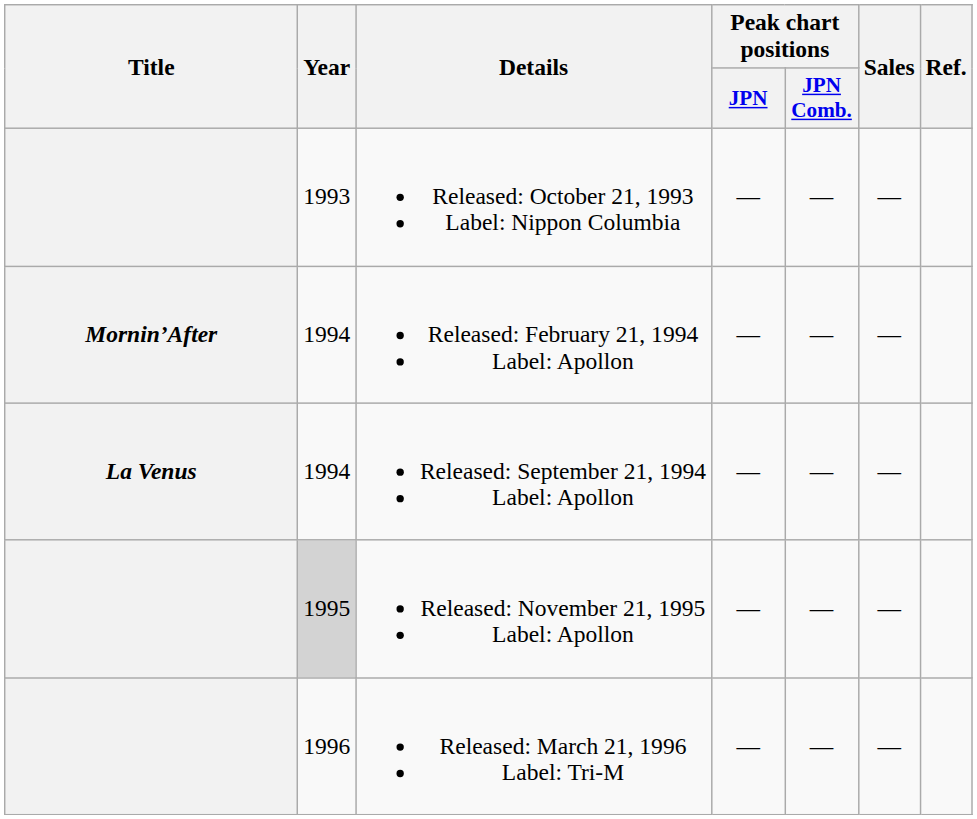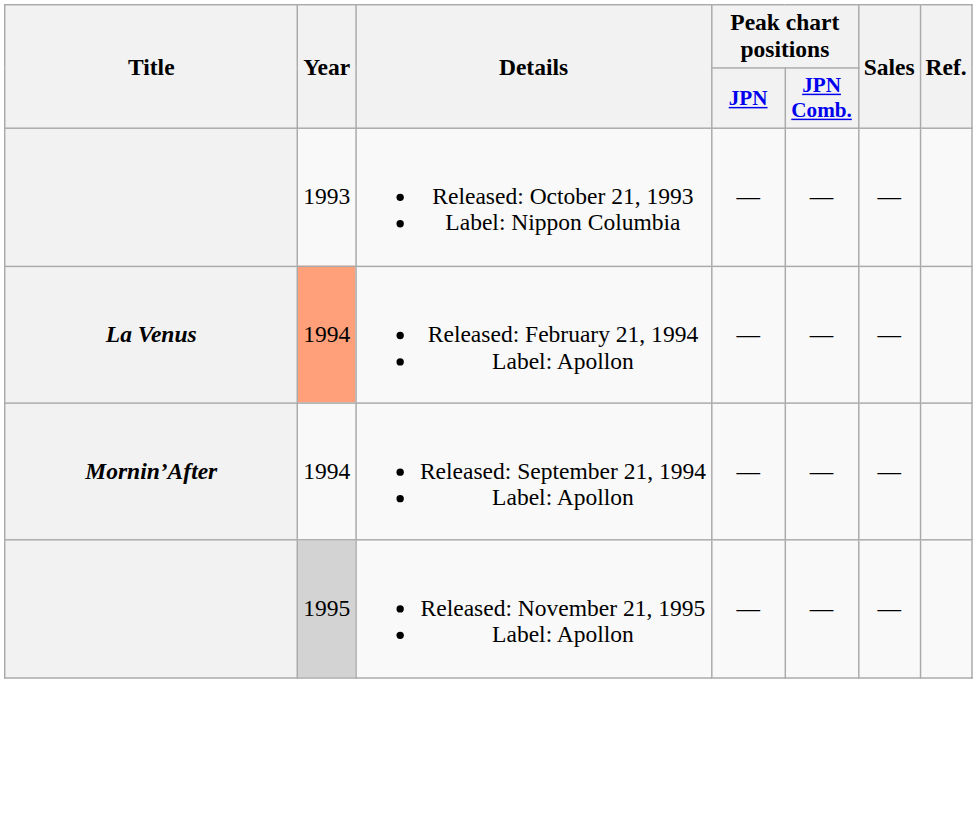(151, 334) Mornin’After -> (151, 334) La Venus
(327, 334) no background -> (327, 334) lightsalmon background
(151, 471) La Venus -> (151, 471) Mornin’After
- row: (534, 759)
